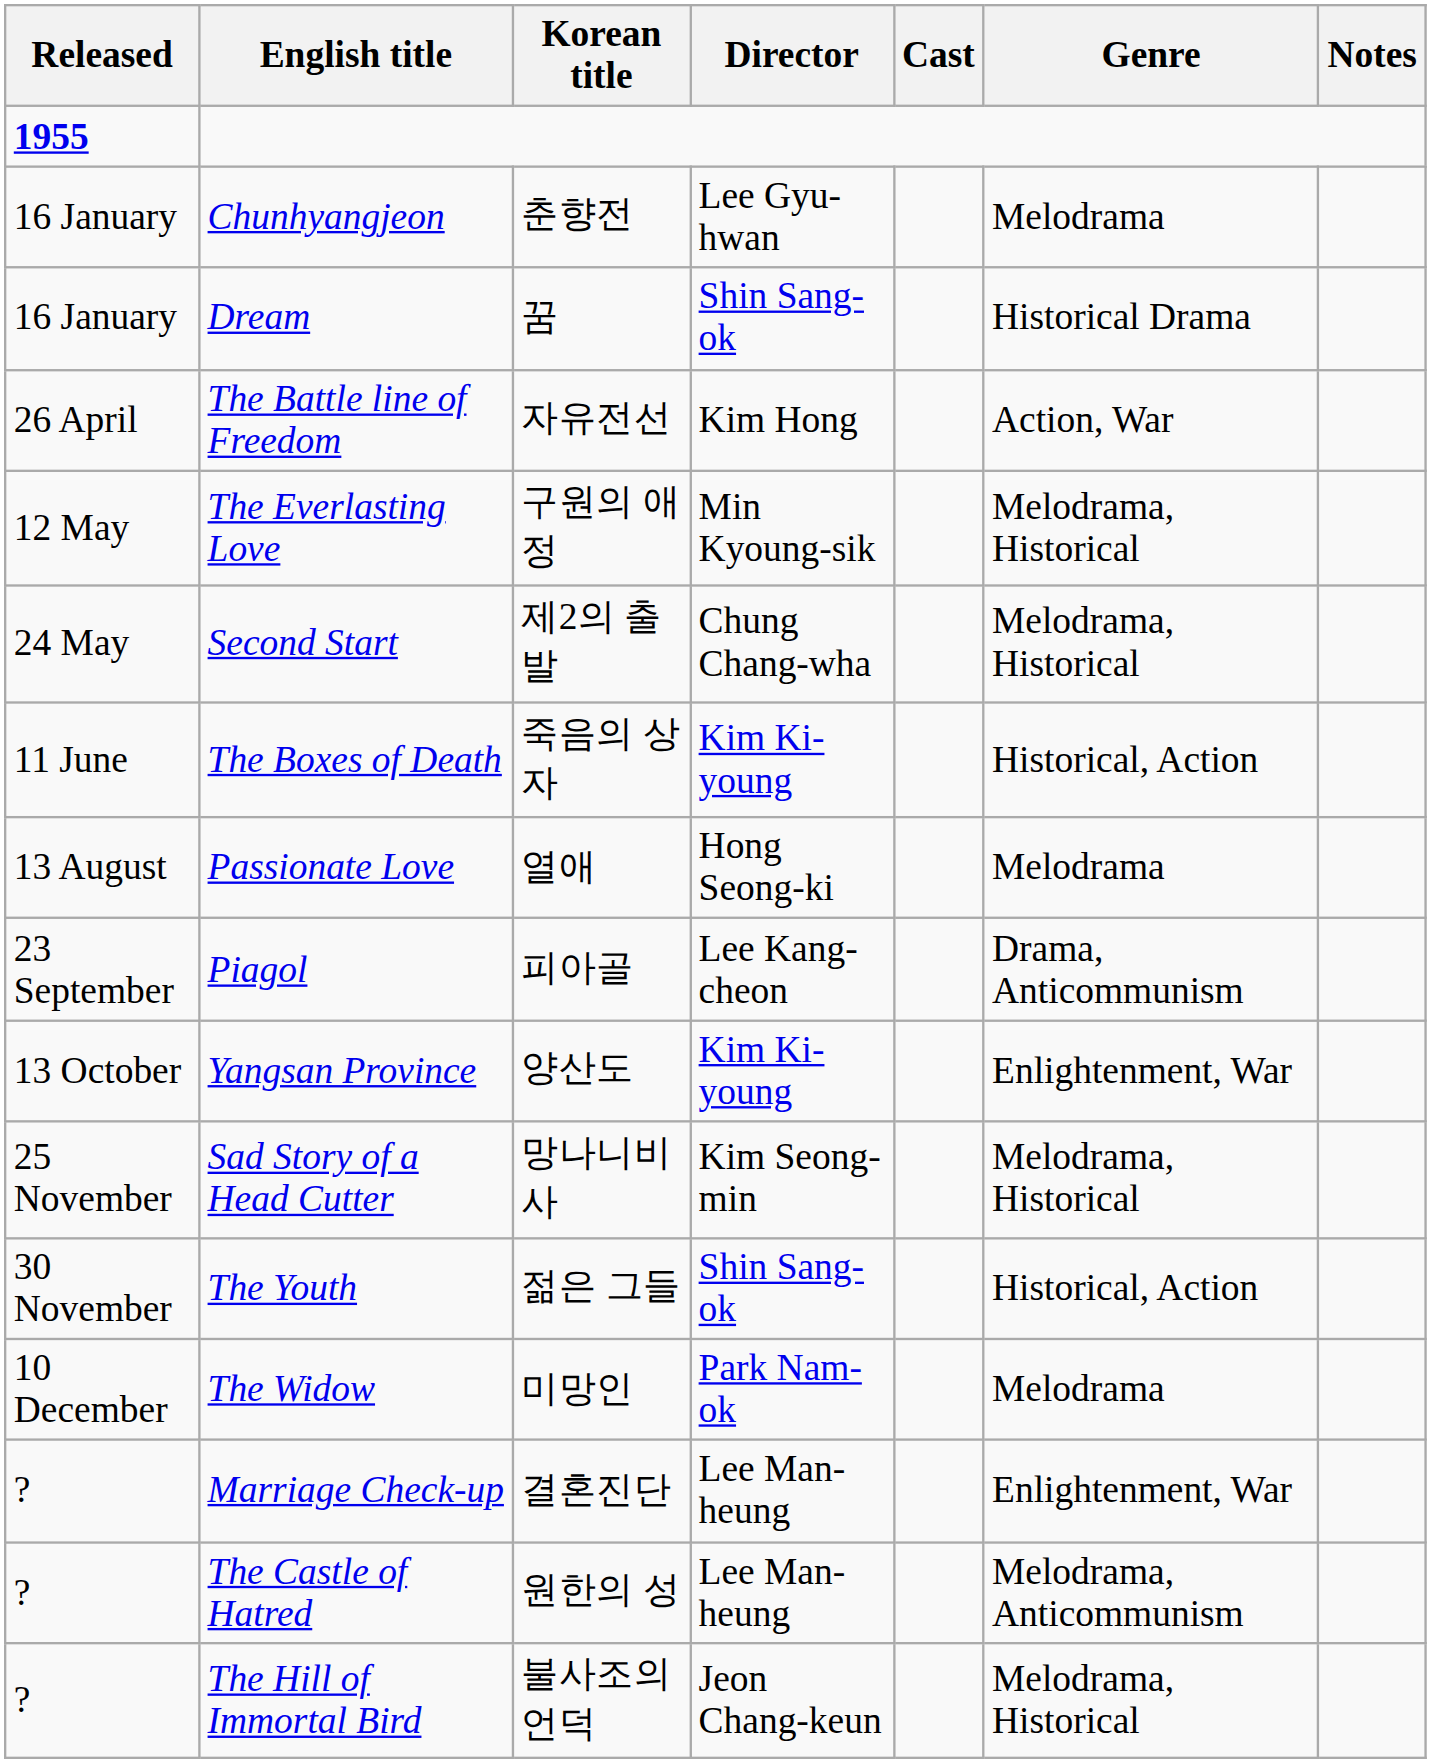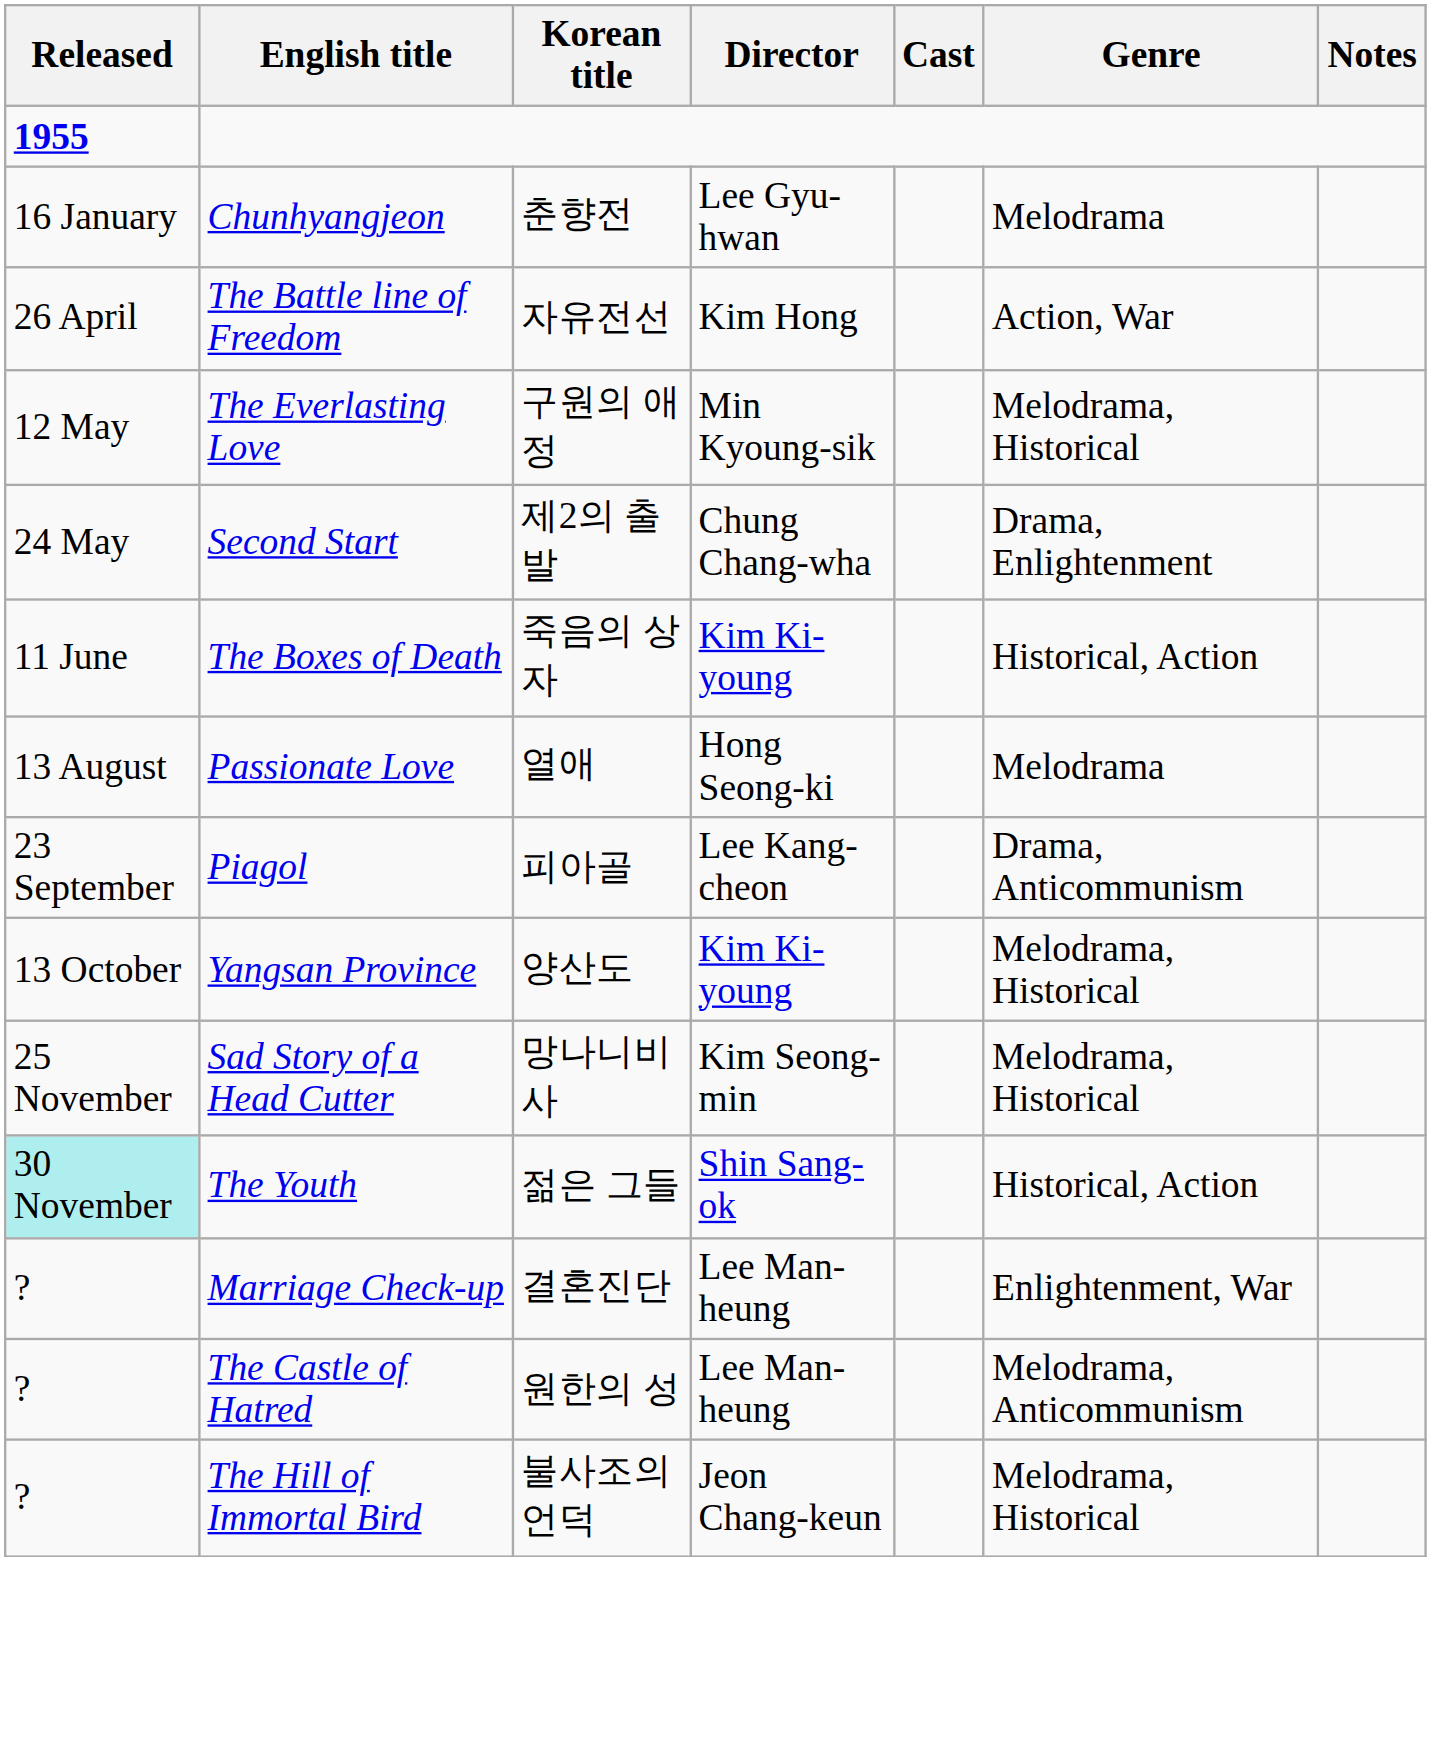- row: (259, 317)
(1083, 643) Melodrama, Historical -> (1102, 541) Drama, Enlightenment
(1142, 1070) Enlightenment, War -> (1083, 968) Melodrama, Historical
(93, 1287) no background -> (93, 1185) paleturquoise background
- row: (291, 1388)
